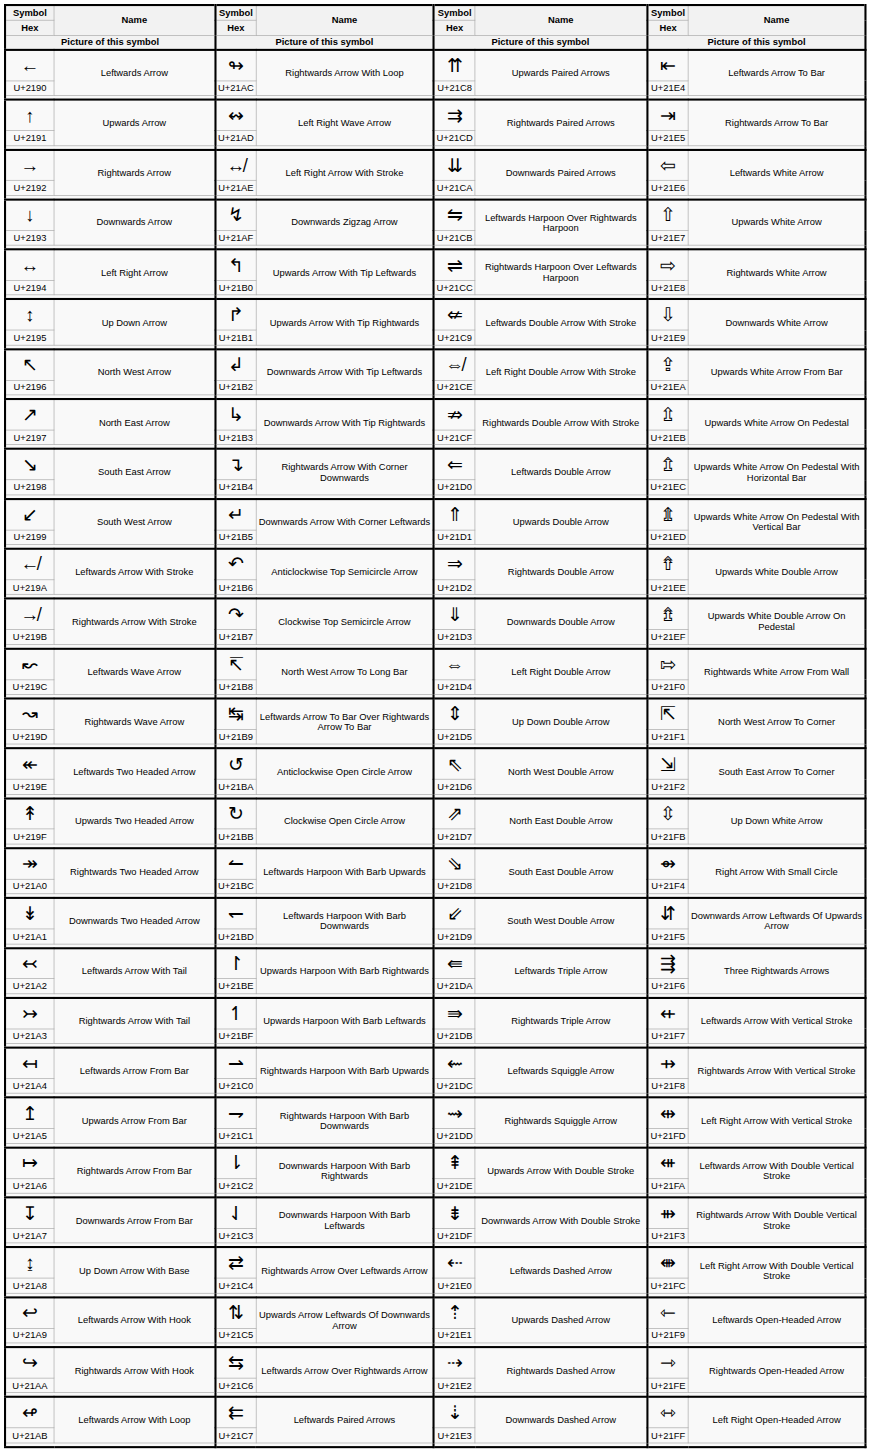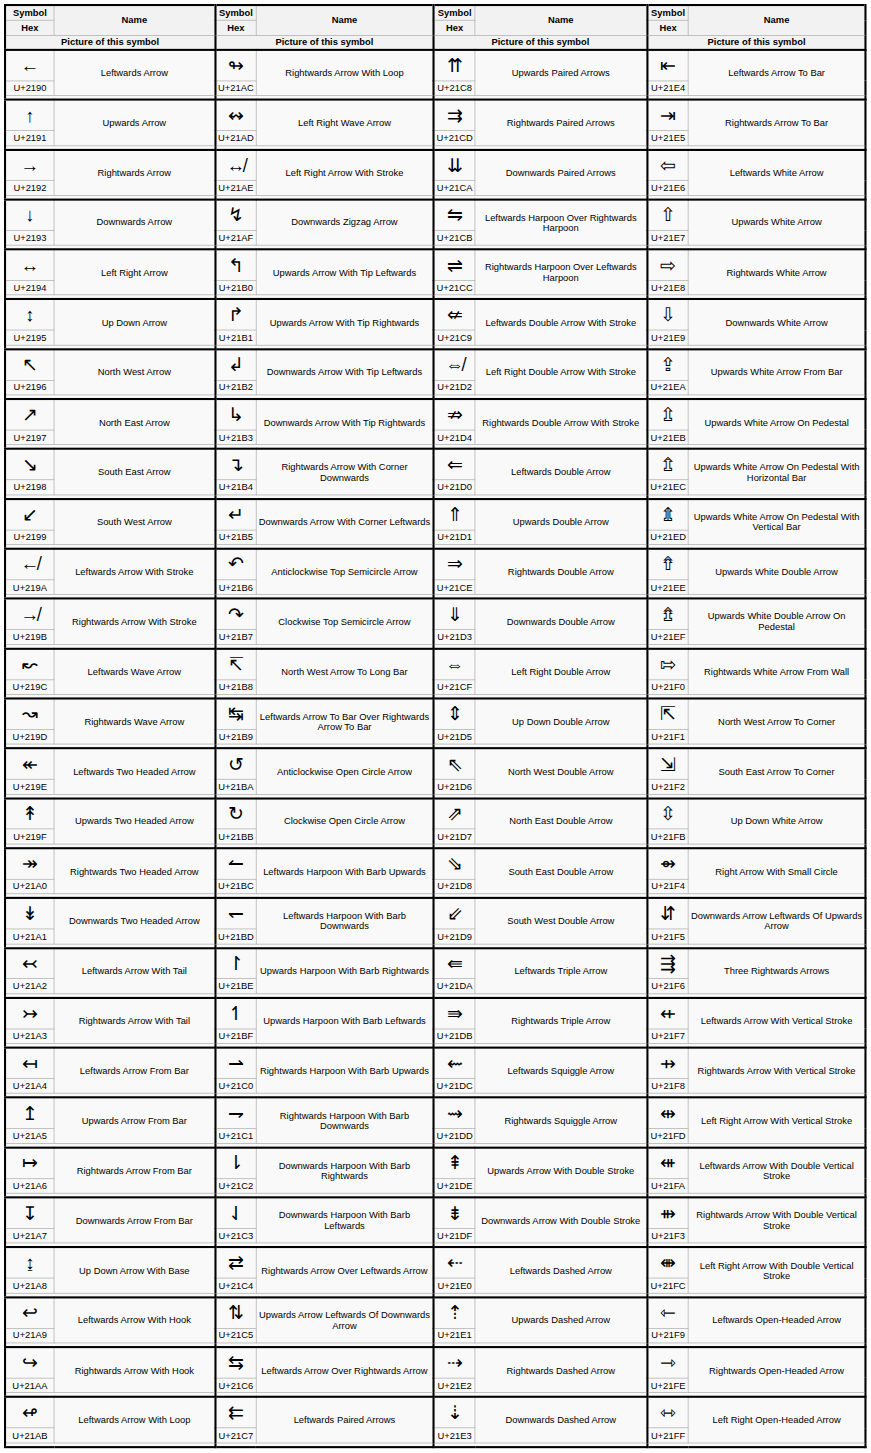(455, 387) U+21CE -> (455, 387) U+21D2
(455, 437) U+21CF -> (455, 437) U+21D4
(455, 587) U+21D2 -> (455, 587) U+21CE
(455, 686) U+21D4 -> (455, 686) U+21CF
